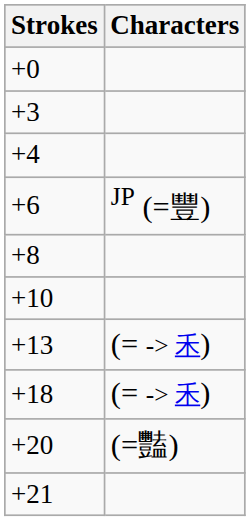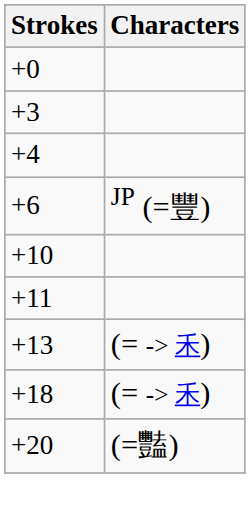- row: (25, 255)
+ row: (32, 298)
- row: (32, 494)
